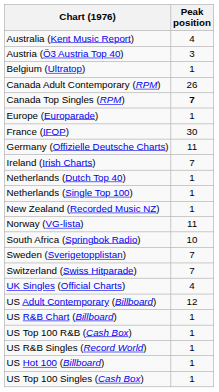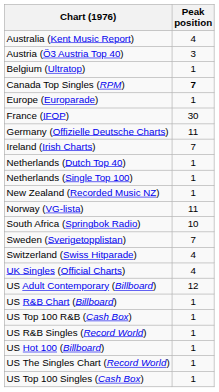- row: (84, 85)
(192, 270) 7 -> (193, 255) 4
+ row: (88, 363)
